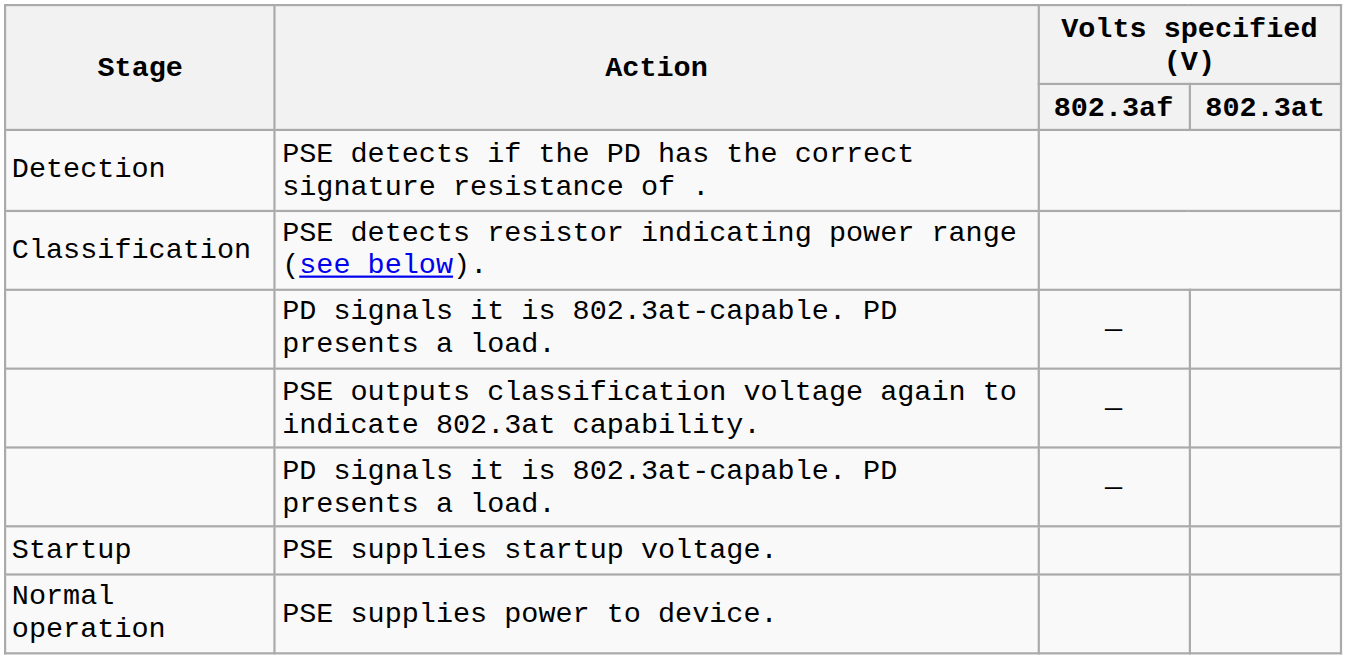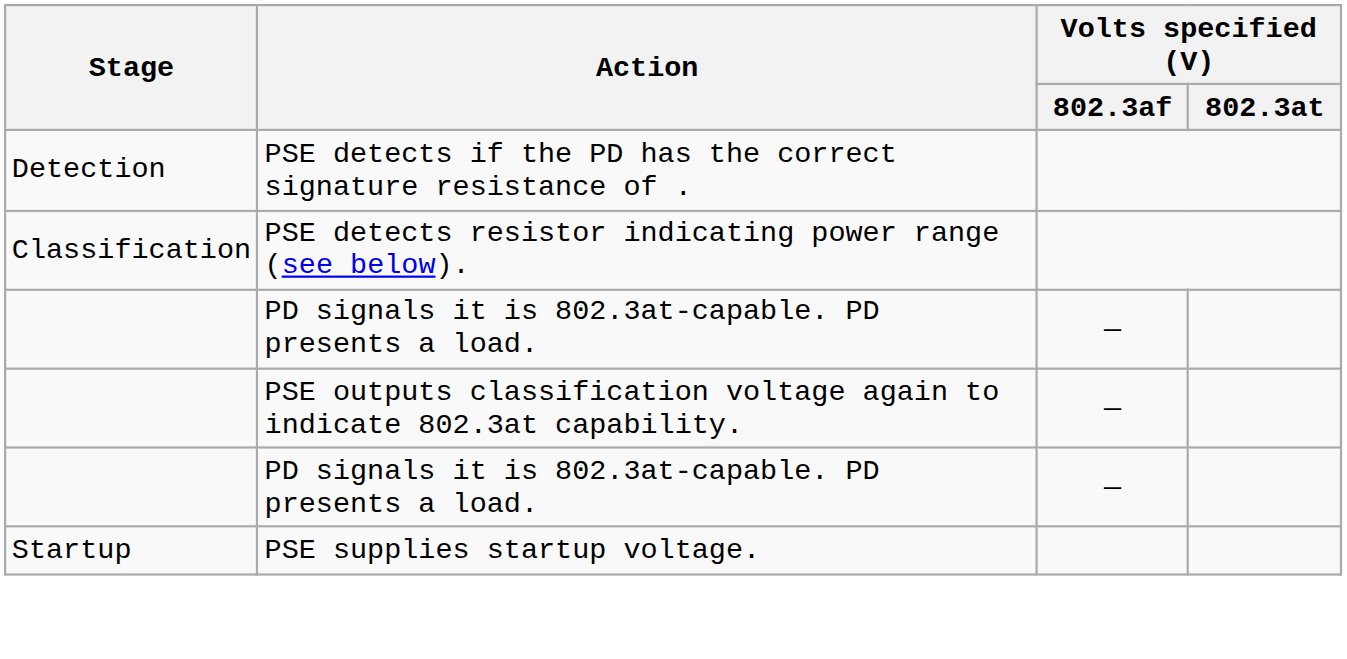- row: (89, 613)
